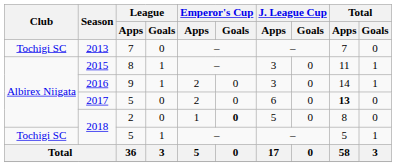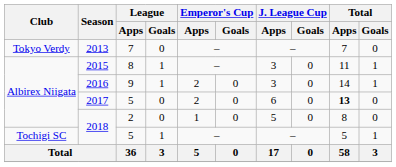(41, 48) Tochigi SC -> (41, 48) Tokyo Verdy
(236, 118) bold -> (236, 118) normal
